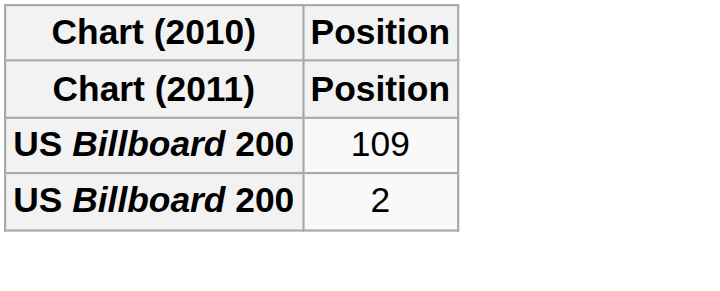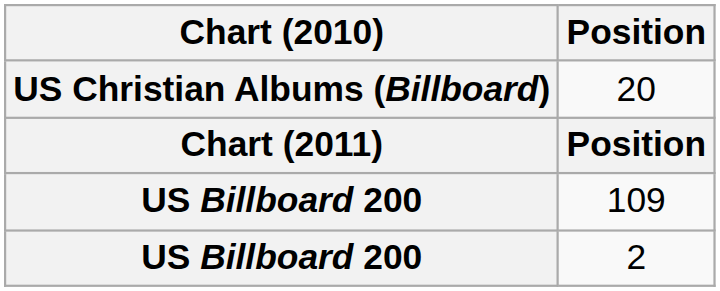+ row: (636, 88)
